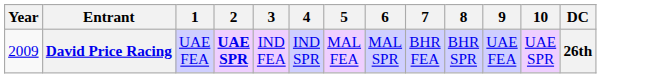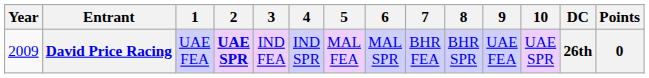+ column: (620, 16)
